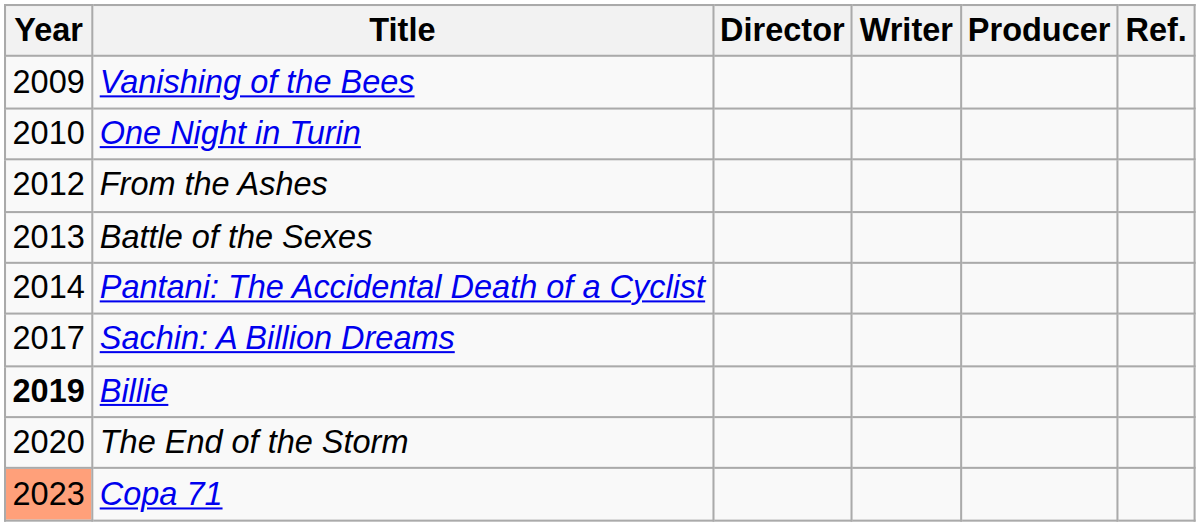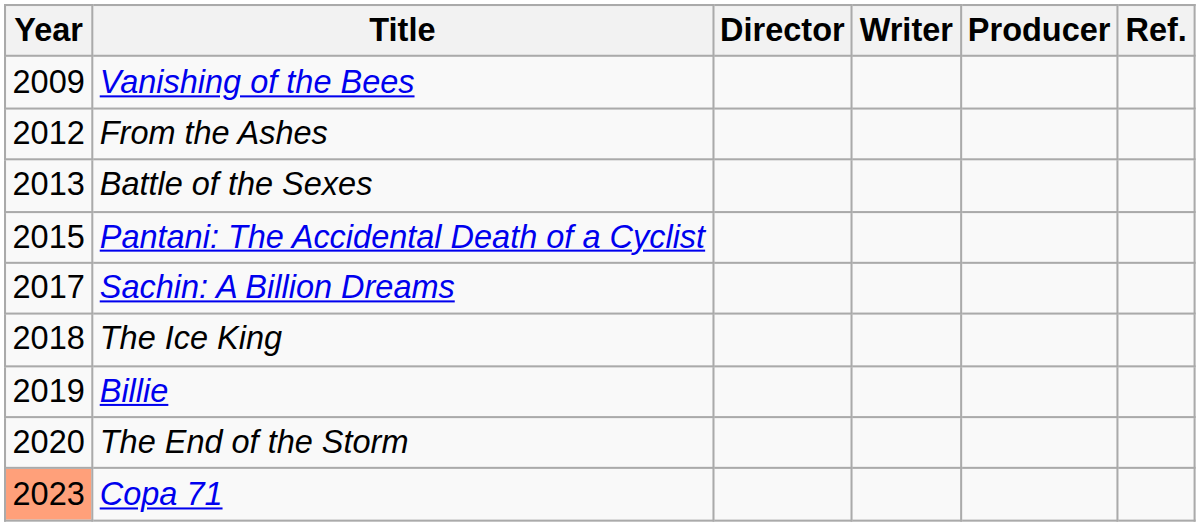- row: (230, 133)
(49, 287) 2014 -> (49, 236) 2015
+ row: (191, 339)
(49, 390) bold -> (49, 390) normal
